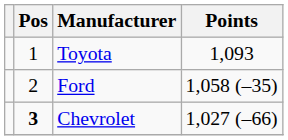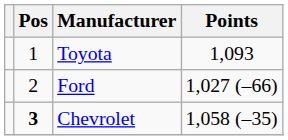(232, 86) 1,058 (–35) -> (232, 86) 1,027 (–66)
(232, 118) 1,027 (–66) -> (232, 118) 1,058 (–35)
